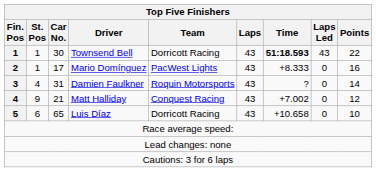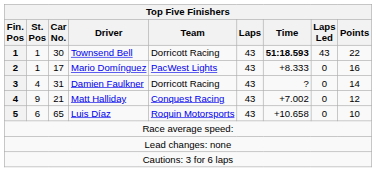(193, 83) Roquin Motorsports -> (185, 83) Dorricott Racing
(185, 114) Dorricott Racing -> (193, 114) Roquin Motorsports
